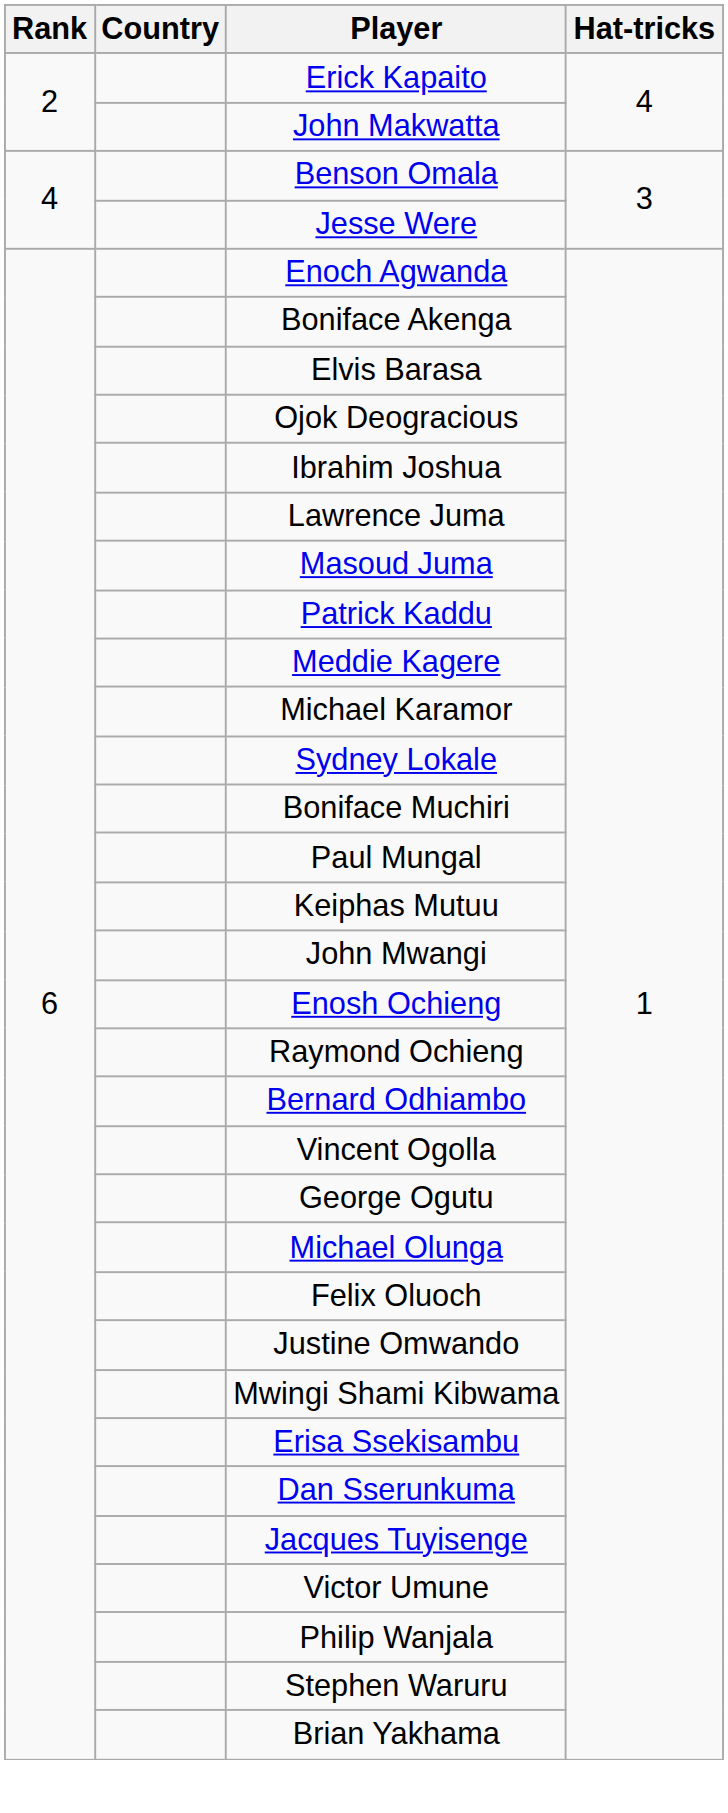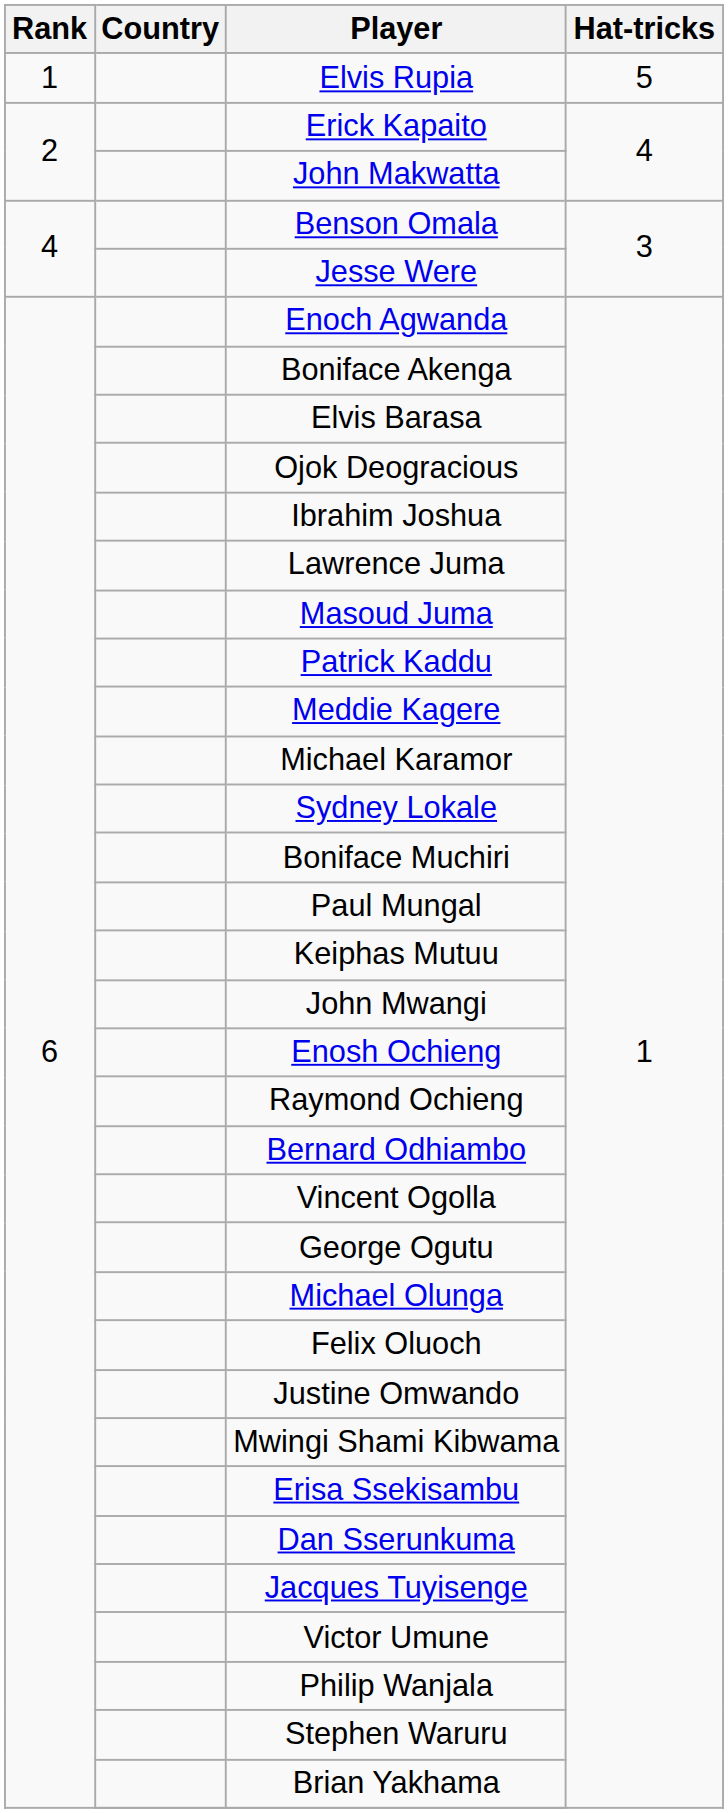+ row: (396, 77)
